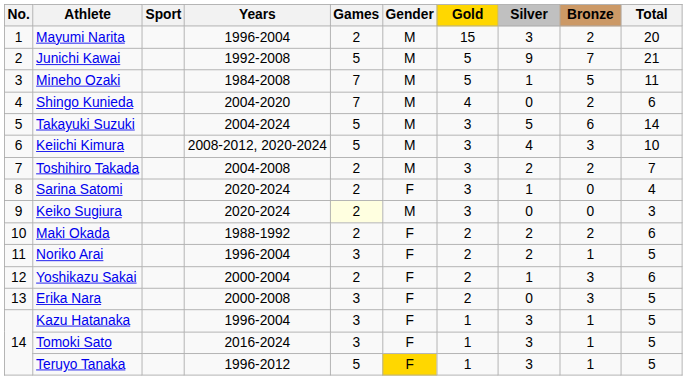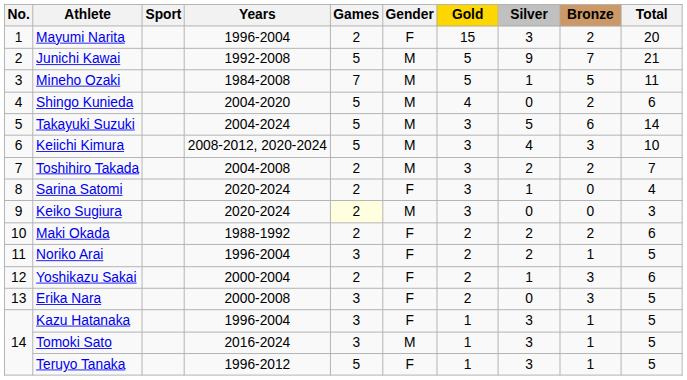(410, 37) M -> (410, 37) F
(356, 102) 7 -> (356, 102) 5
(410, 342) F -> (410, 342) M
(410, 364) gold background -> (410, 364) no background
